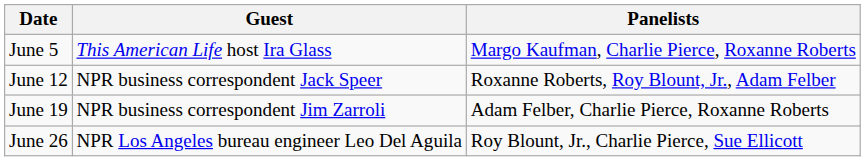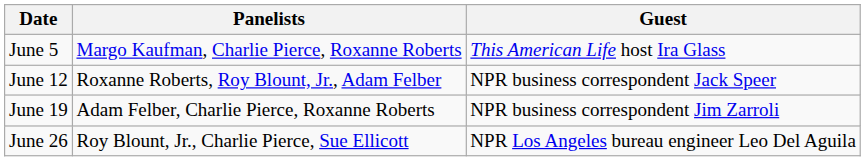columns swapped: (269, 19) <-> (663, 19)
